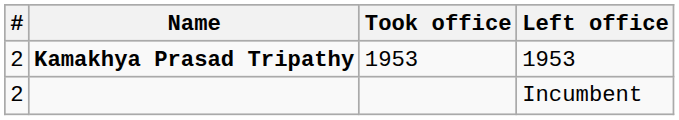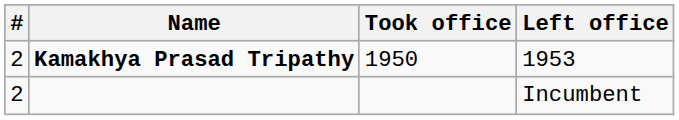(392, 59) 1953 -> (392, 59) 1950
